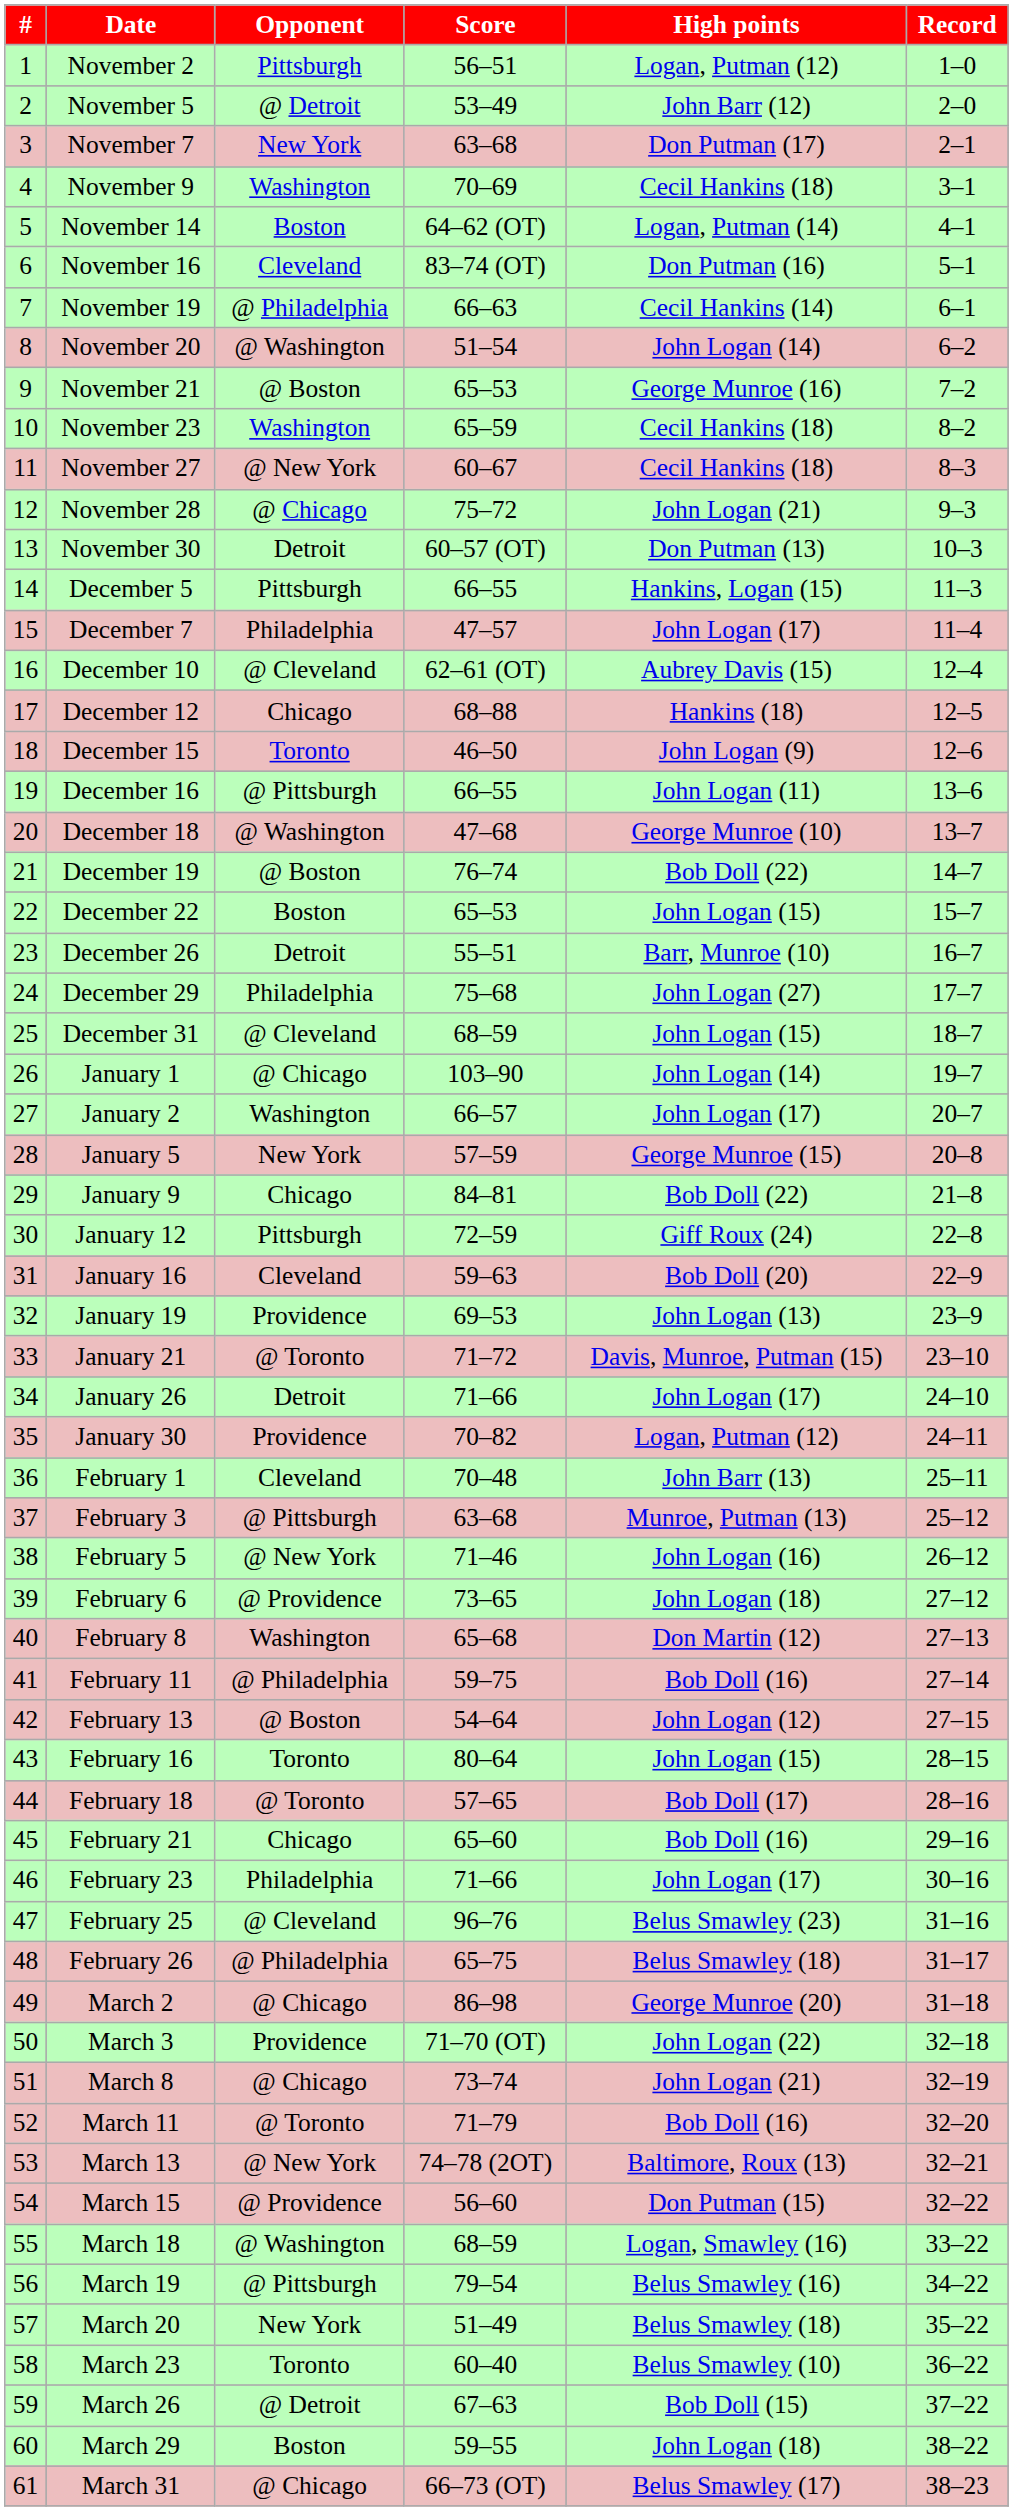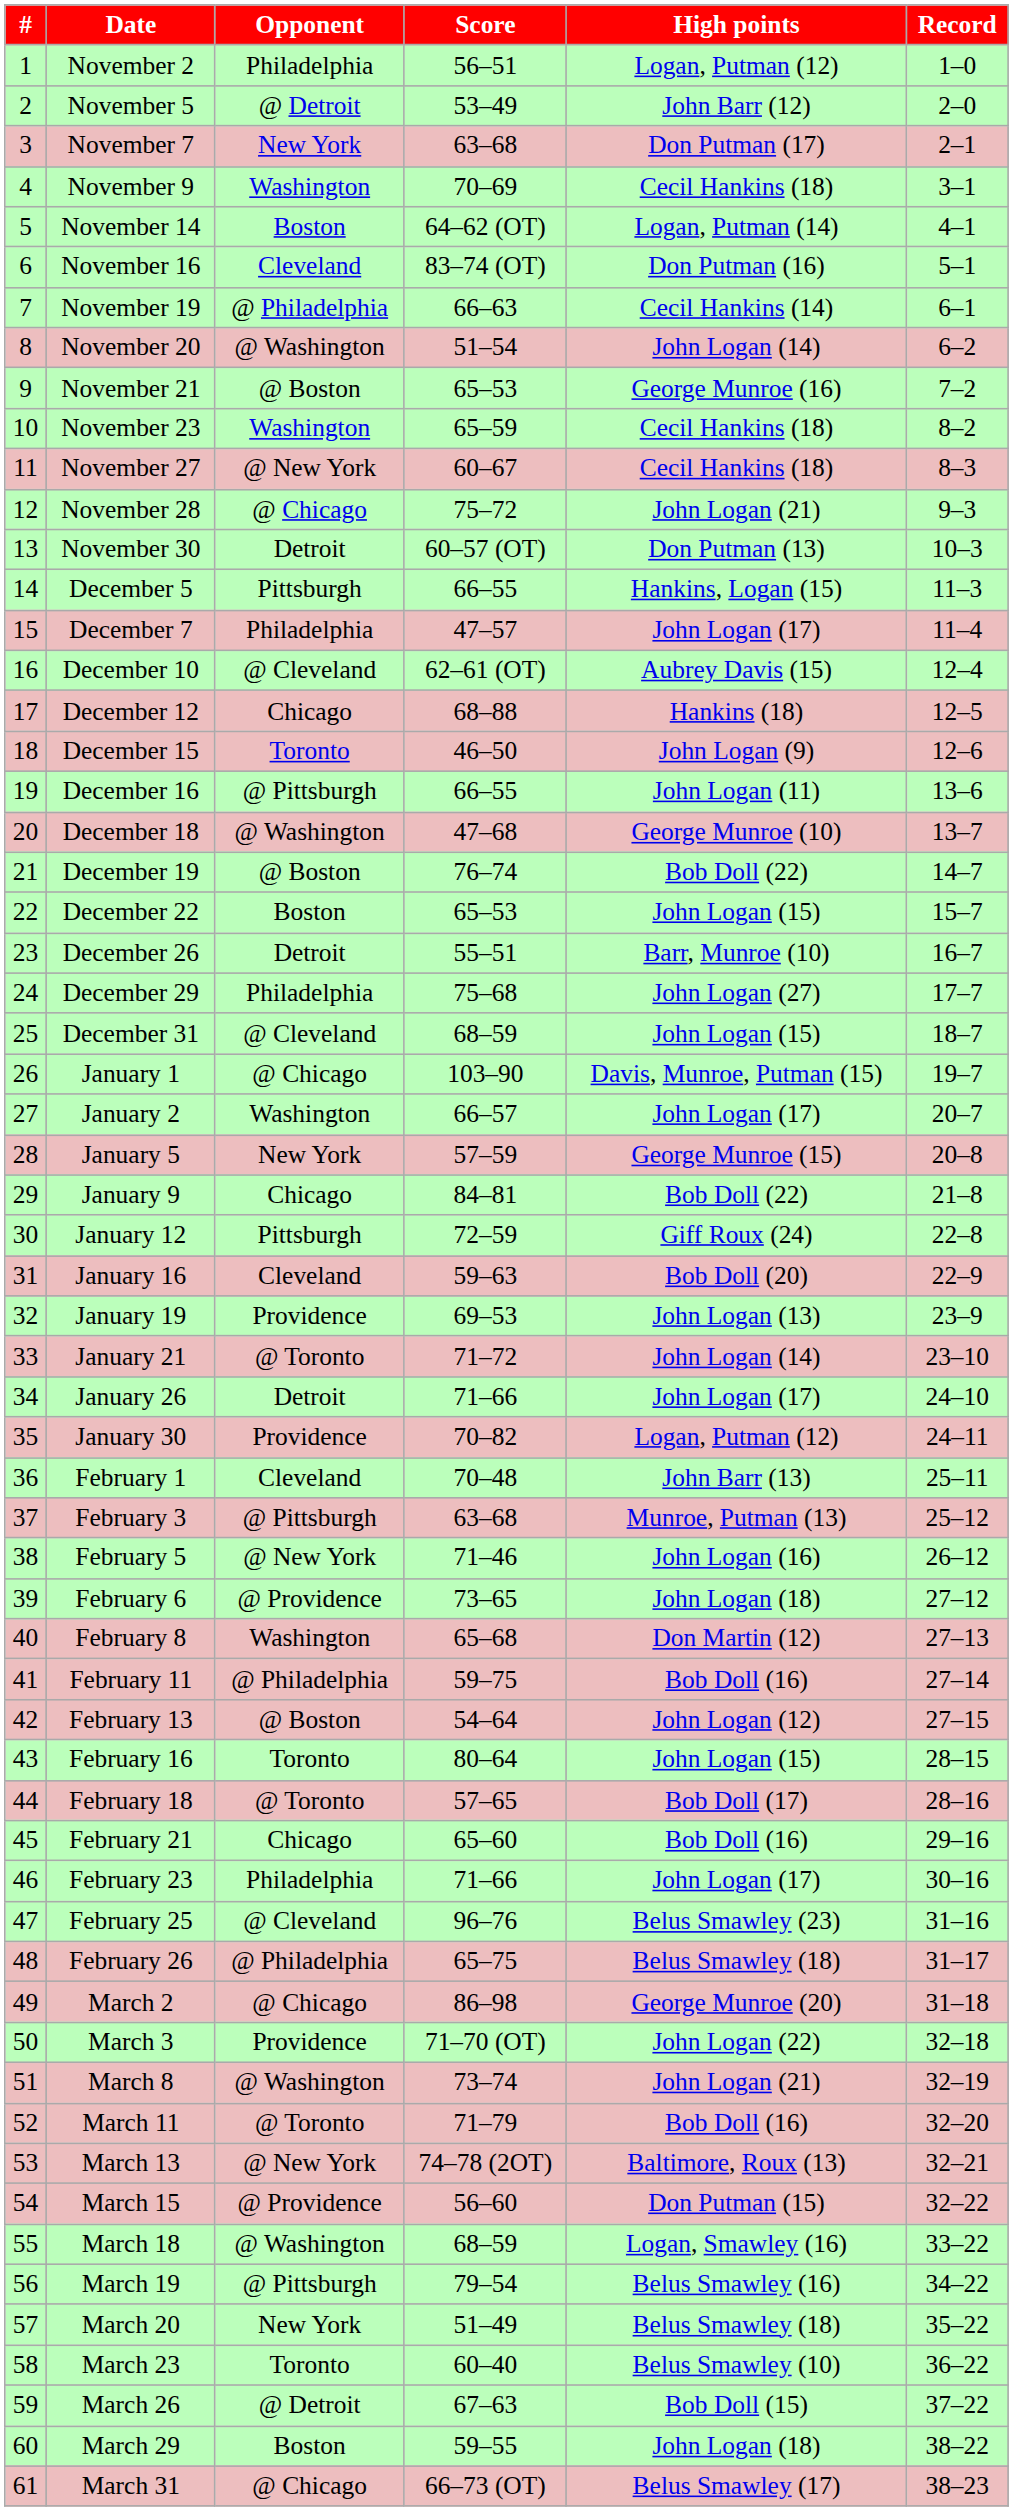(310, 65) Pittsburgh -> (310, 65) Philadelphia
(736, 1073) John Logan (14) -> (736, 1073) Davis, Munroe, Putman (15)
(736, 1356) Davis, Munroe, Putman (15) -> (736, 1356) John Logan (14)
(310, 2082) @ Chicago -> (310, 2082) @ Washington
